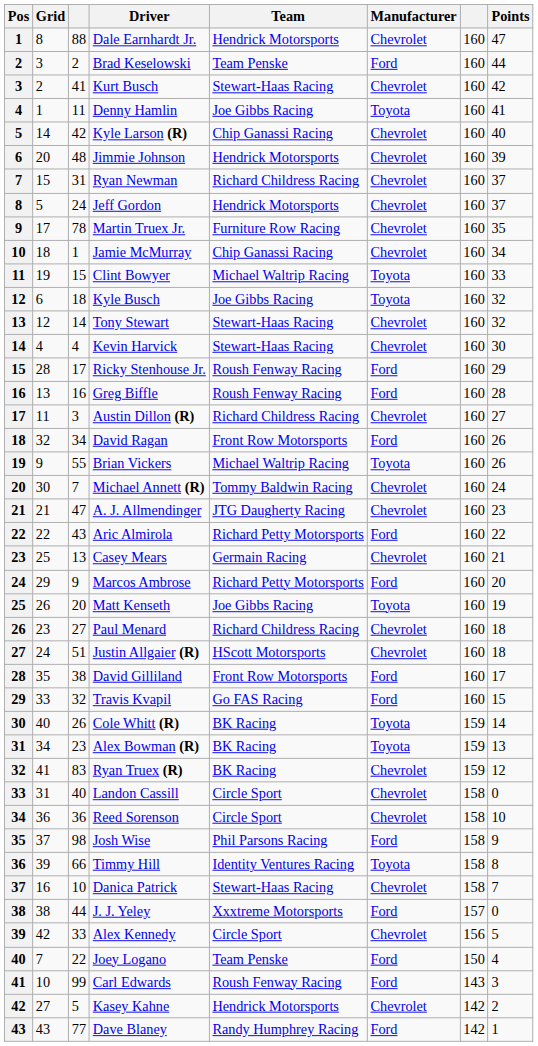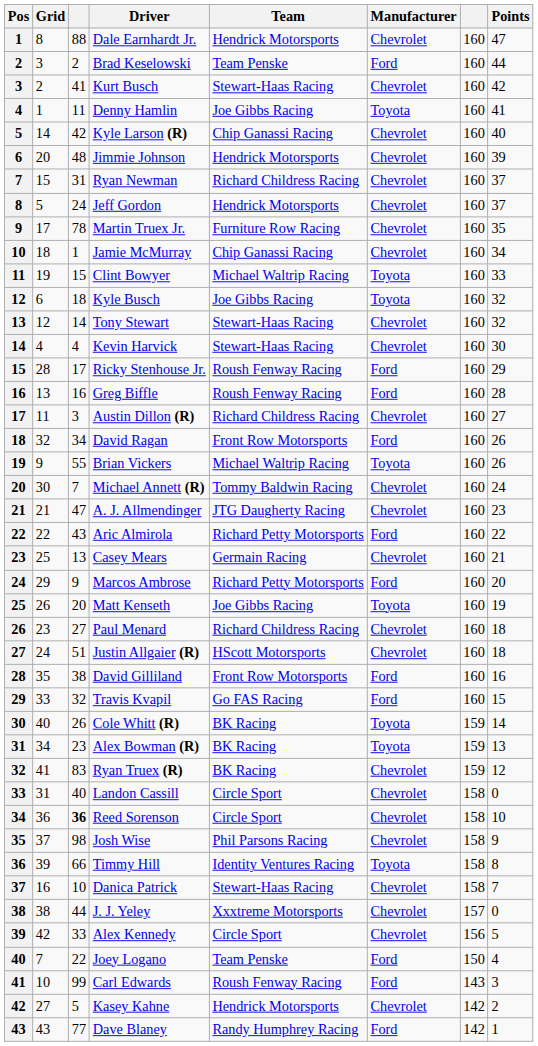(499, 676) 17 -> (499, 676) 16
(79, 817) normal -> (79, 817) bold
(384, 841) Ford -> (399, 841) Chevrolet
(384, 911) Ford -> (399, 911) Chevrolet
